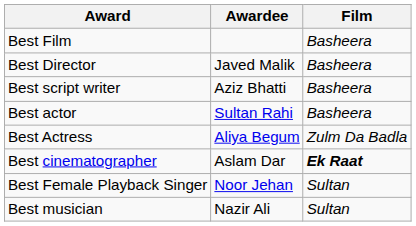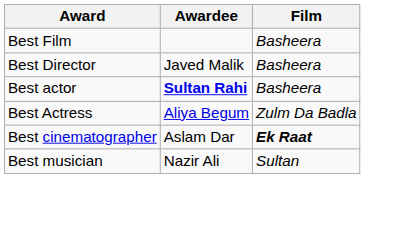- row: (64, 88)
(254, 112) normal -> (206, 88) bold
- row: (108, 185)
